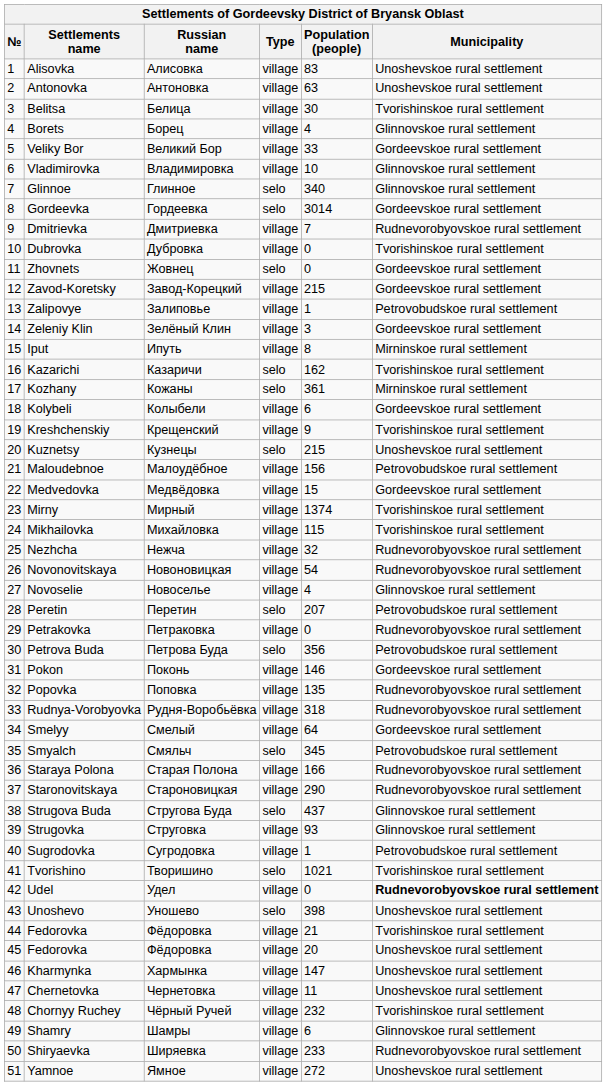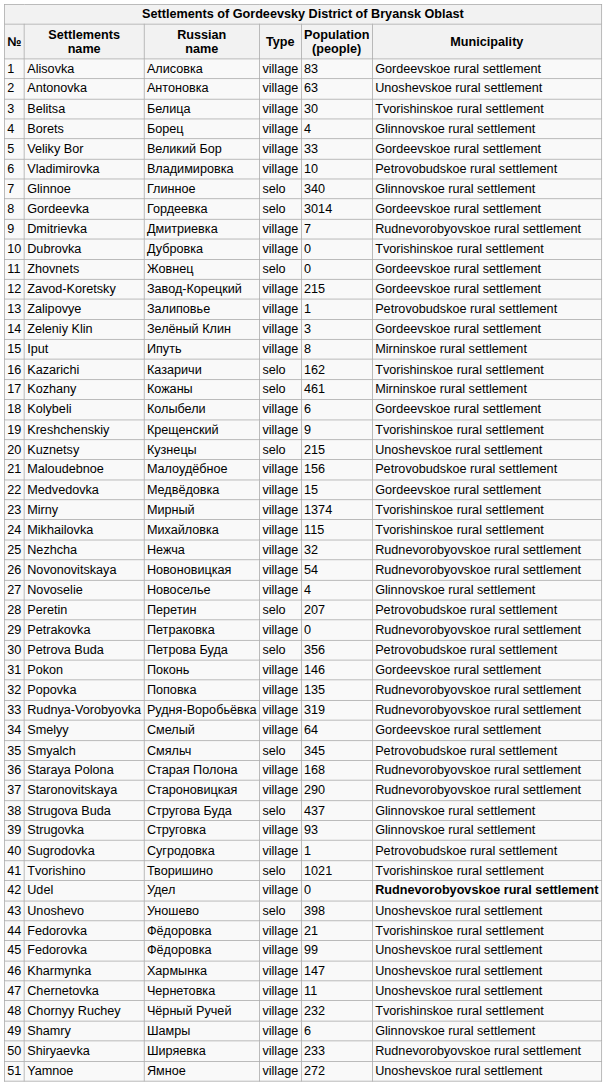(459, 68) Unoshevskoe rural settlement -> (458, 68) Gordeevskoe rural settlement
(455, 169) Glinnovskoe rural settlement -> (466, 169) Petrovobudskoe rural settlement
(315, 389) 361 -> (315, 389) 461
(315, 710) 318 -> (315, 710) 319
(315, 770) 166 -> (315, 770) 168
(311, 950) 20 -> (311, 950) 99
